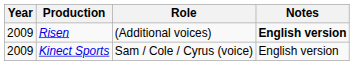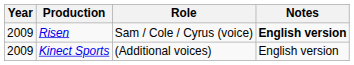(163, 32) (Additional voices) -> (184, 32) Sam / Cole / Cyrus (voice)
(184, 51) Sam / Cole / Cyrus (voice) -> (163, 51) (Additional voices)
